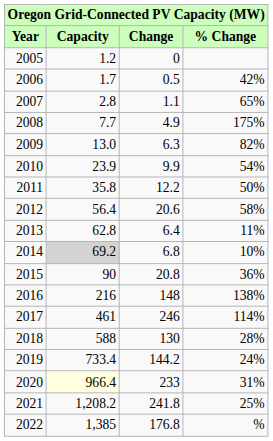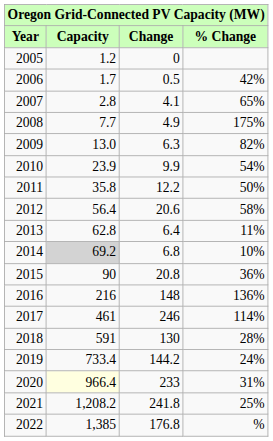(171, 101) 1.1 -> (171, 101) 4.1
(249, 295) 138% -> (249, 295) 136%
(106, 338) 588 -> (106, 338) 591
